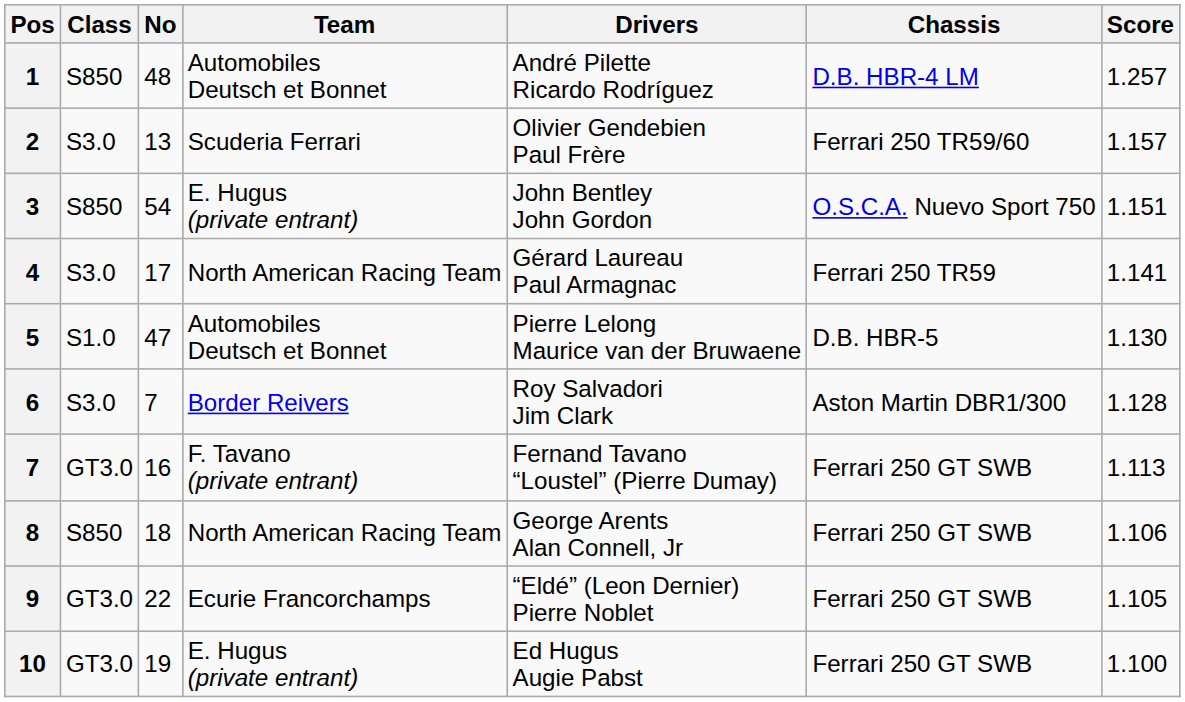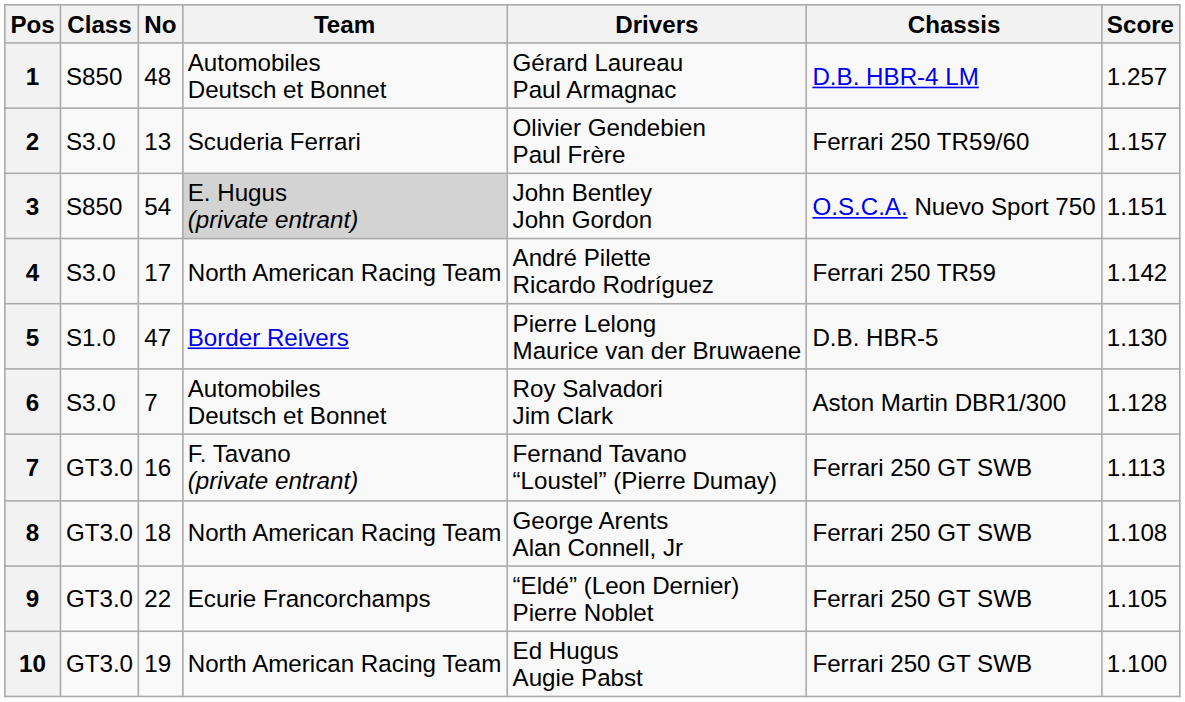(613, 76) André Pilette Ricardo Rodríguez -> (598, 76) Gérard Laureau Paul Armagnac
(273, 206) no background -> (273, 206) lightgrey background
(598, 272) Gérard Laureau Paul Armagnac -> (613, 272) André Pilette Ricardo Rodríguez
(1137, 272) 1.141 -> (1137, 272) 1.142
(287, 337) Automobiles Deutsch et Bonnet -> (268, 337) Border Reivers
(268, 402) Border Reivers -> (287, 402) Automobiles Deutsch et Bonnet
(94, 533) S850 -> (99, 533) GT3.0
(1137, 533) 1.106 -> (1137, 533) 1.108
(273, 663) E. Hugus (private entrant) -> (345, 663) North American Racing Team
